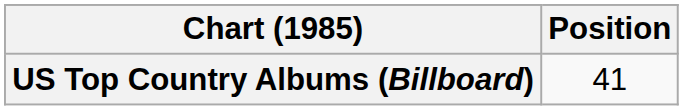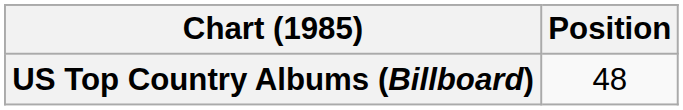(610, 78) 41 -> (610, 78) 48
